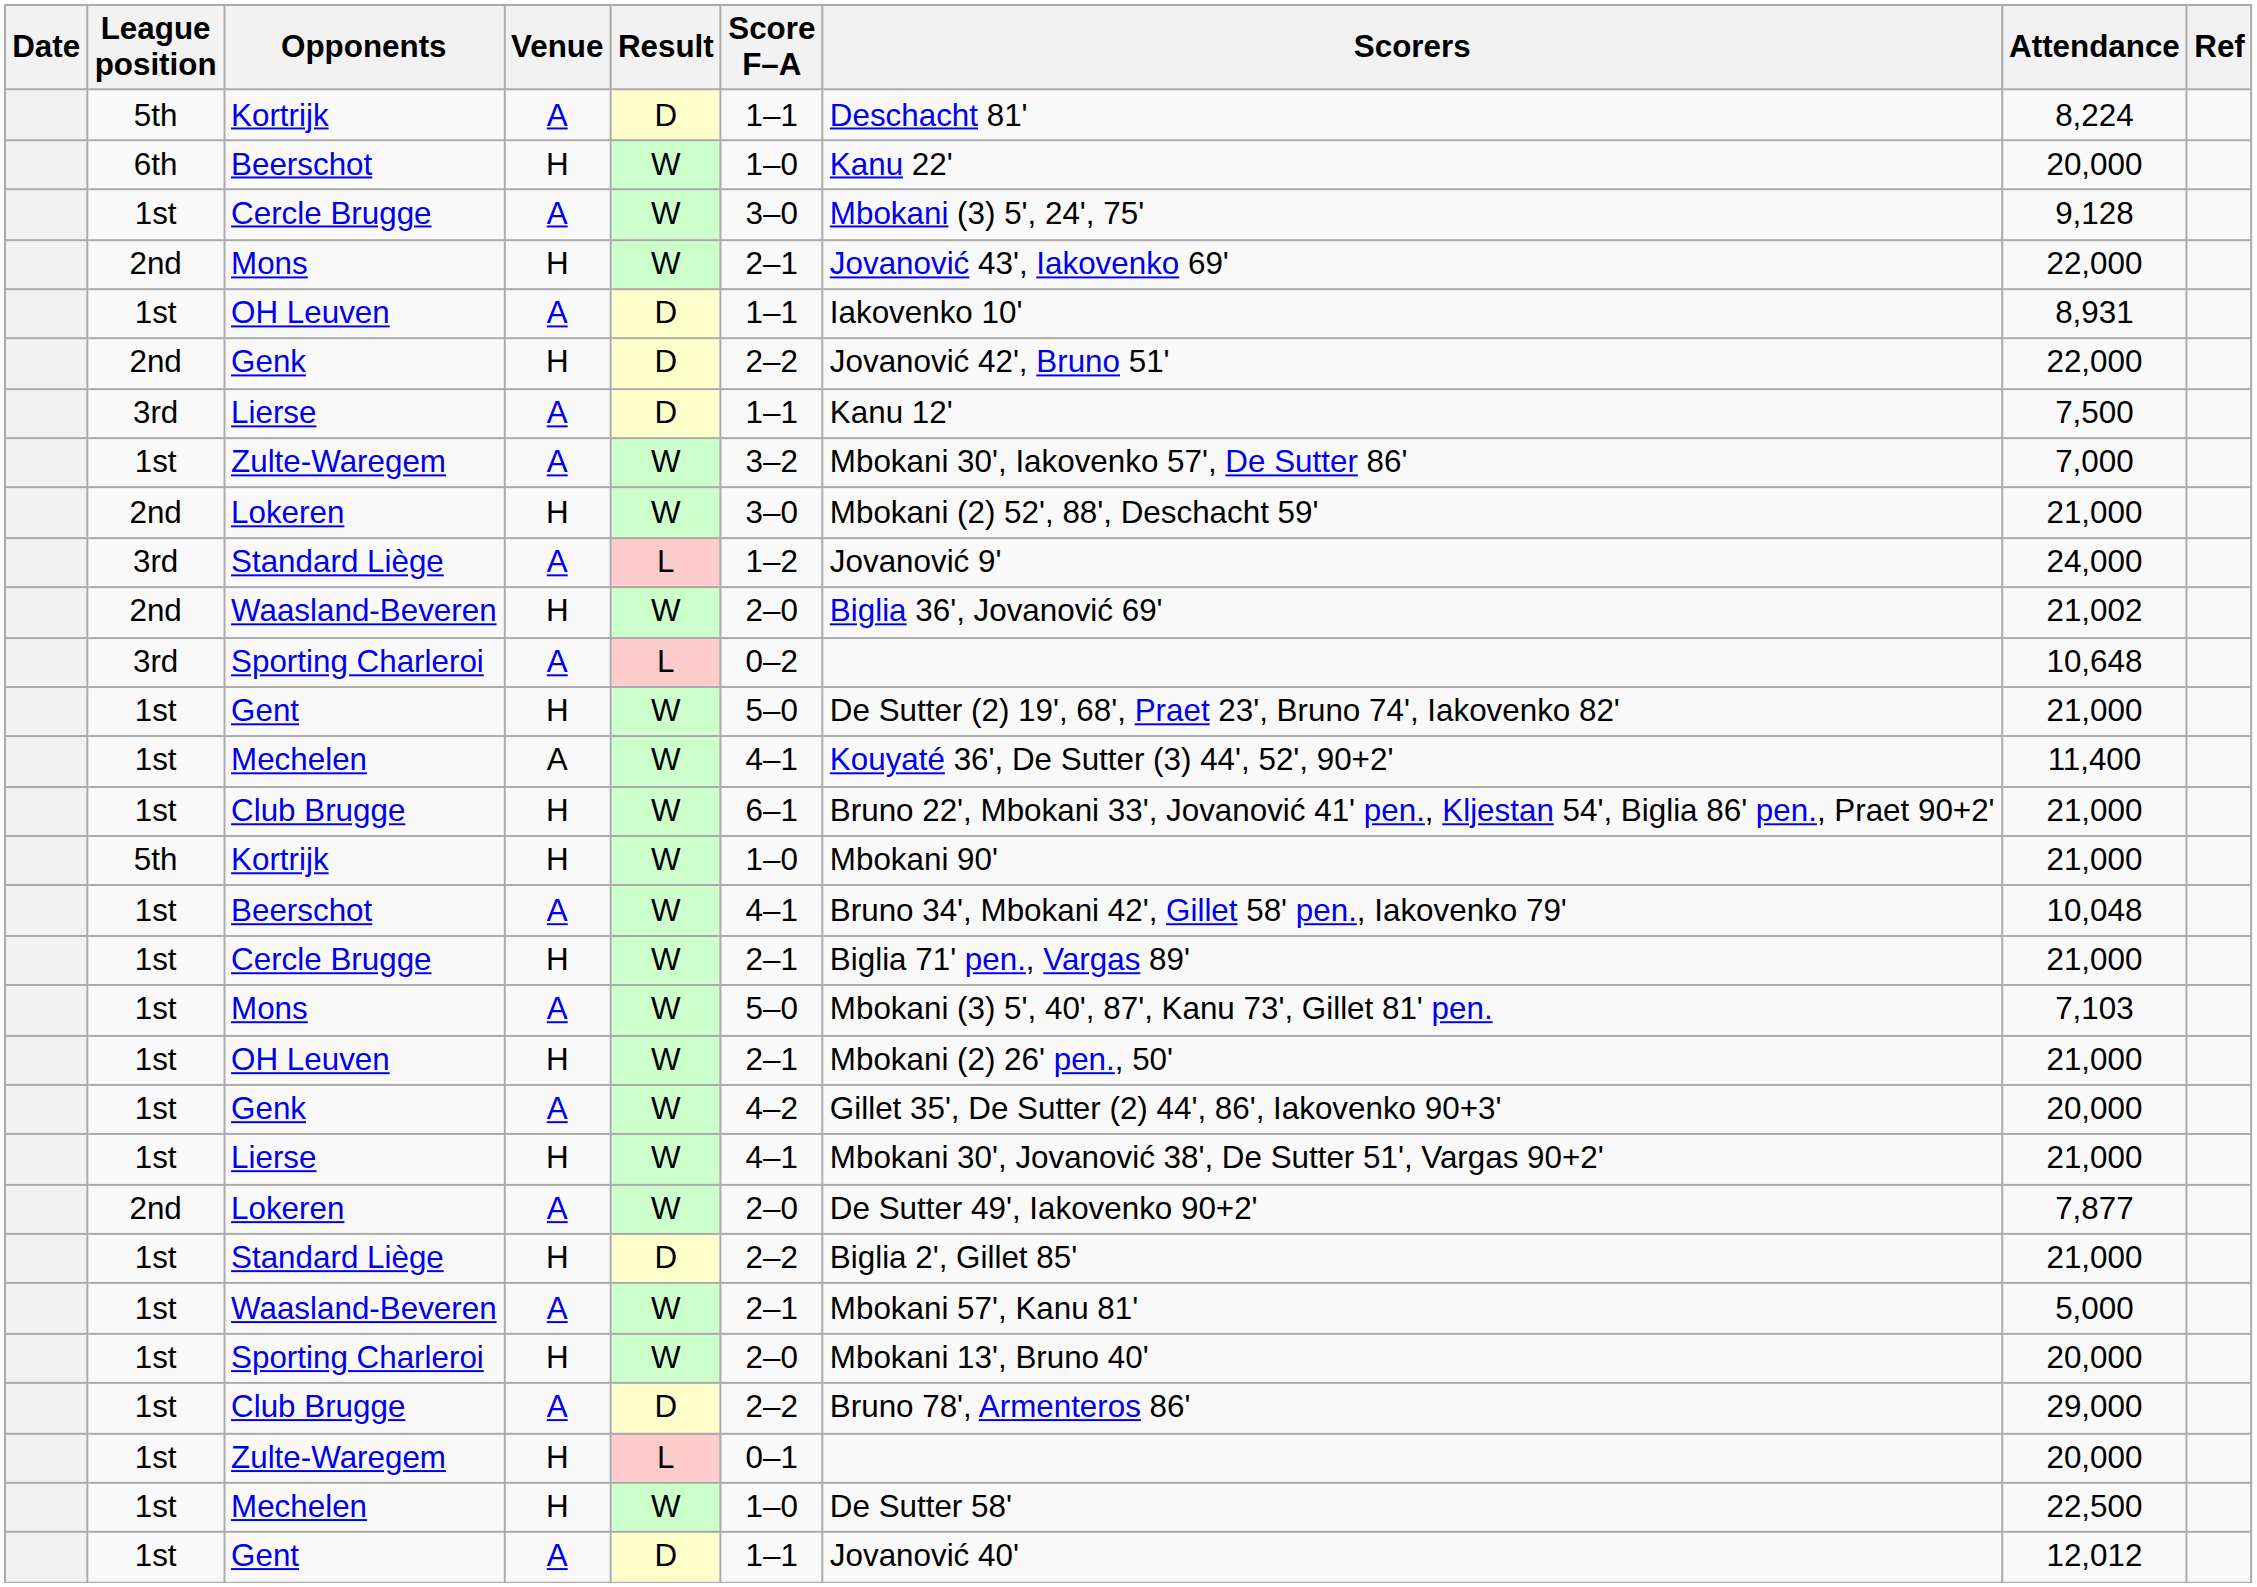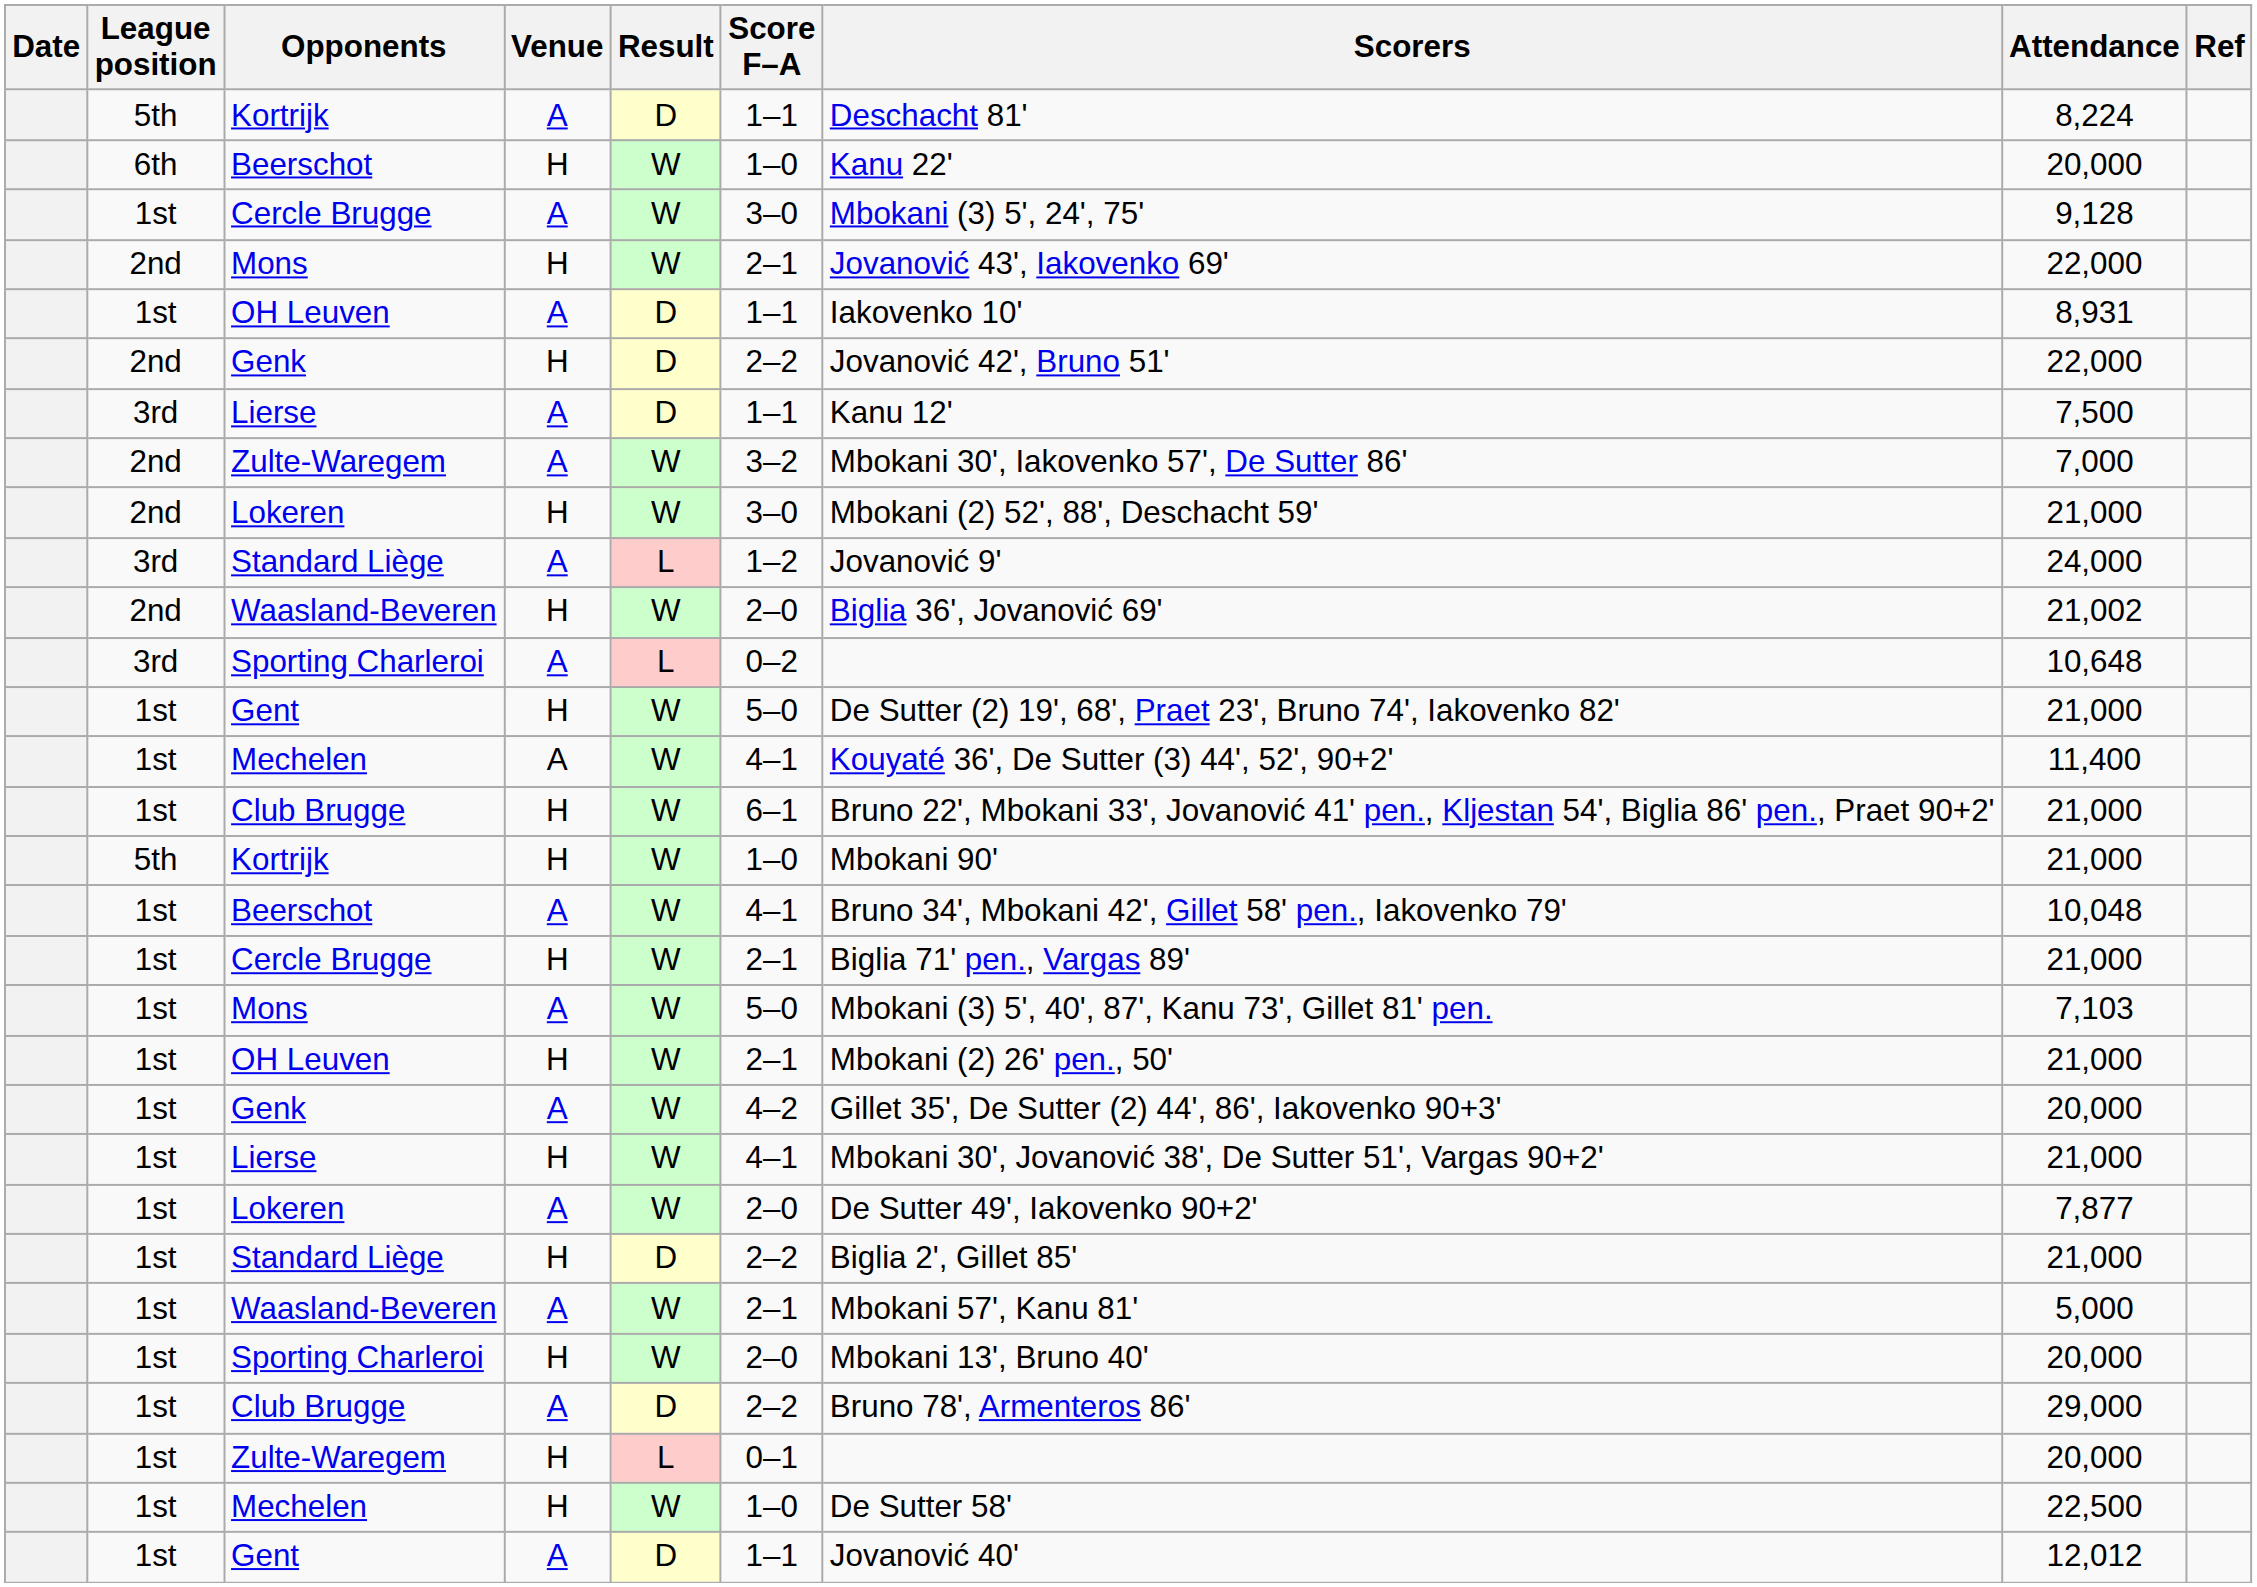(156, 462) 1st -> (156, 462) 2nd
(156, 1208) 2nd -> (156, 1208) 1st
